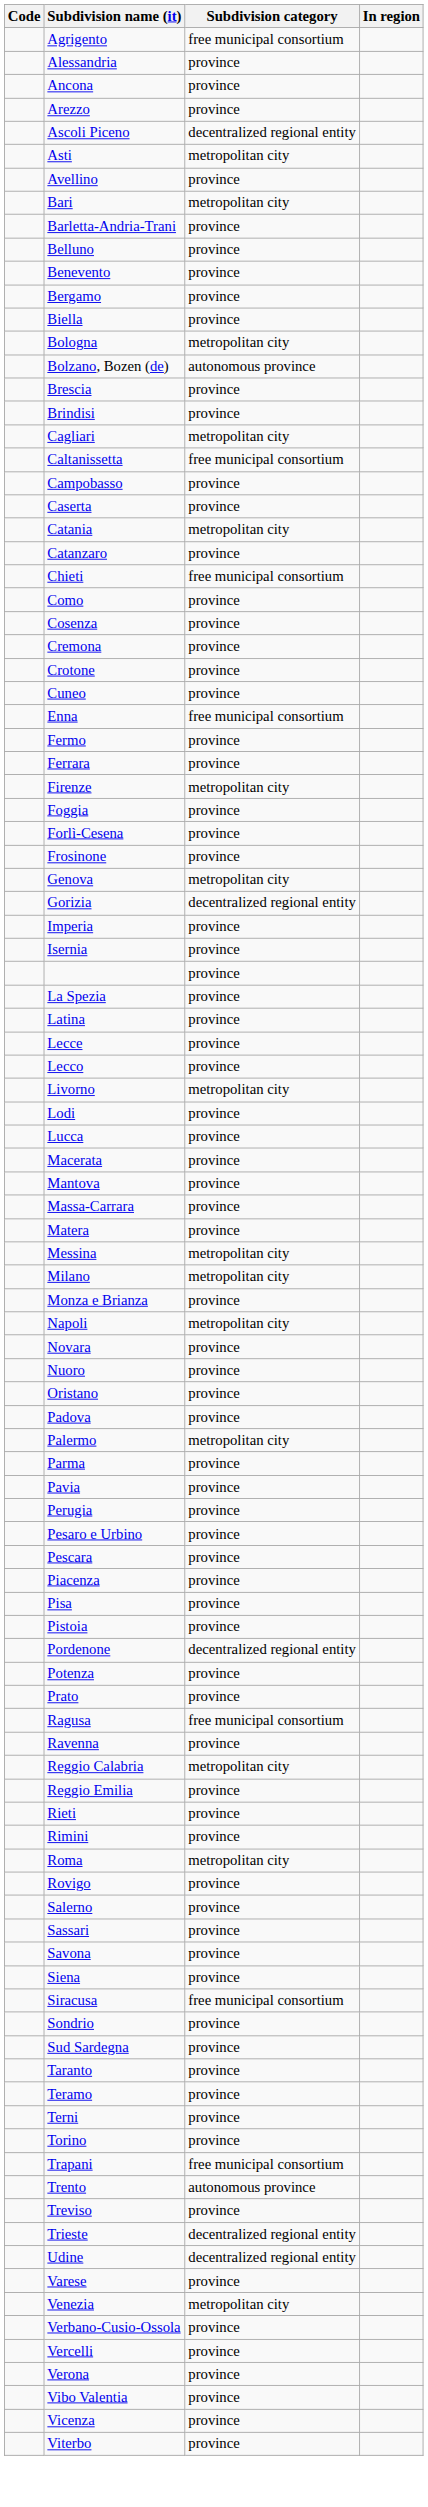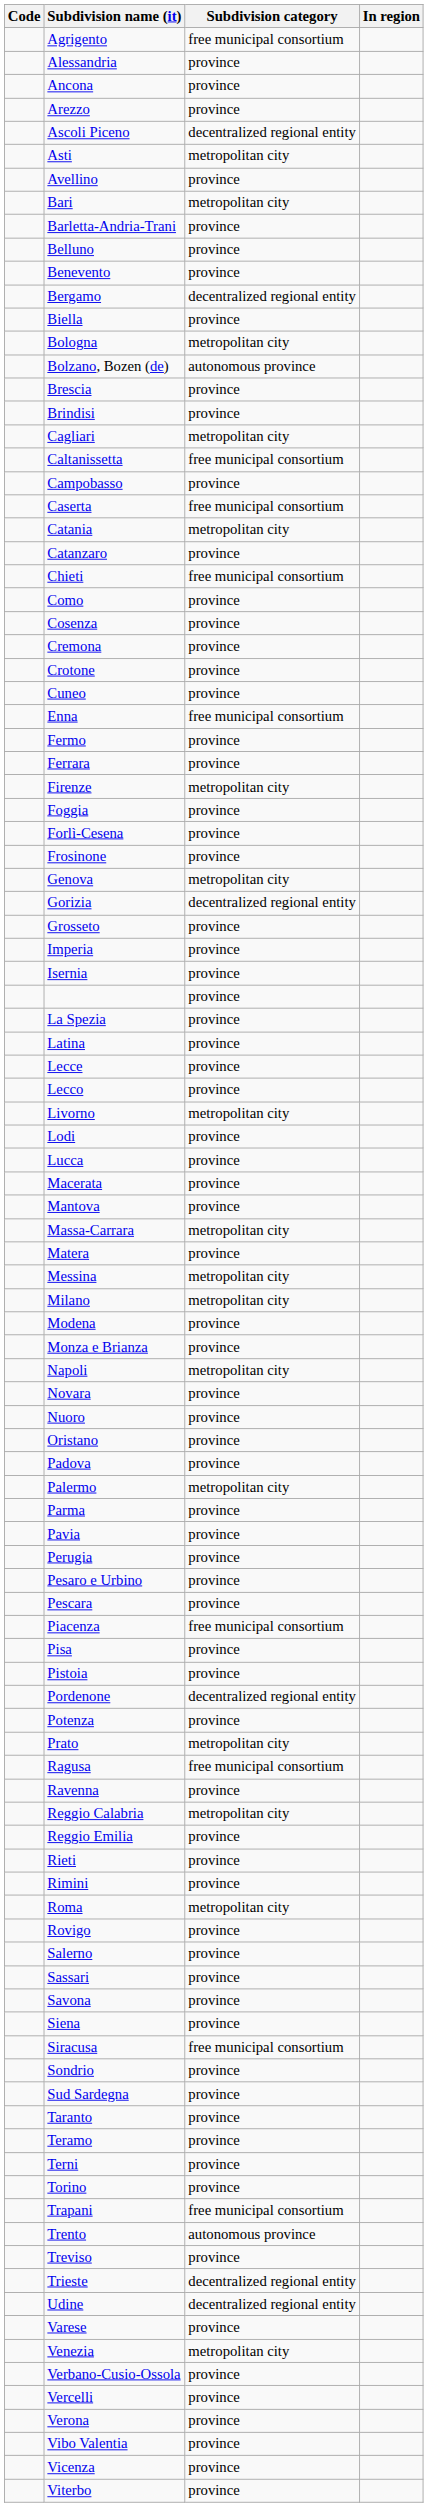(214, 296) province -> (272, 296) decentralized regional entity
(214, 506) province -> (266, 506) free municipal consortium
+ row: (74, 926)
(214, 1206) province -> (239, 1230) metropolitan city
+ row: (71, 1323)
(214, 1580) province -> (266, 1626) free municipal consortium
(214, 1697) province -> (239, 1743) metropolitan city
